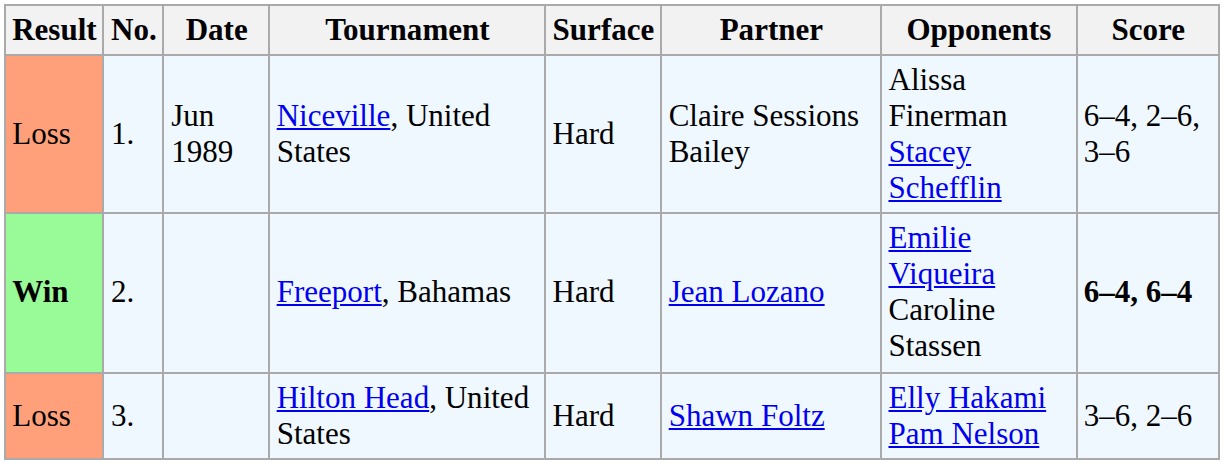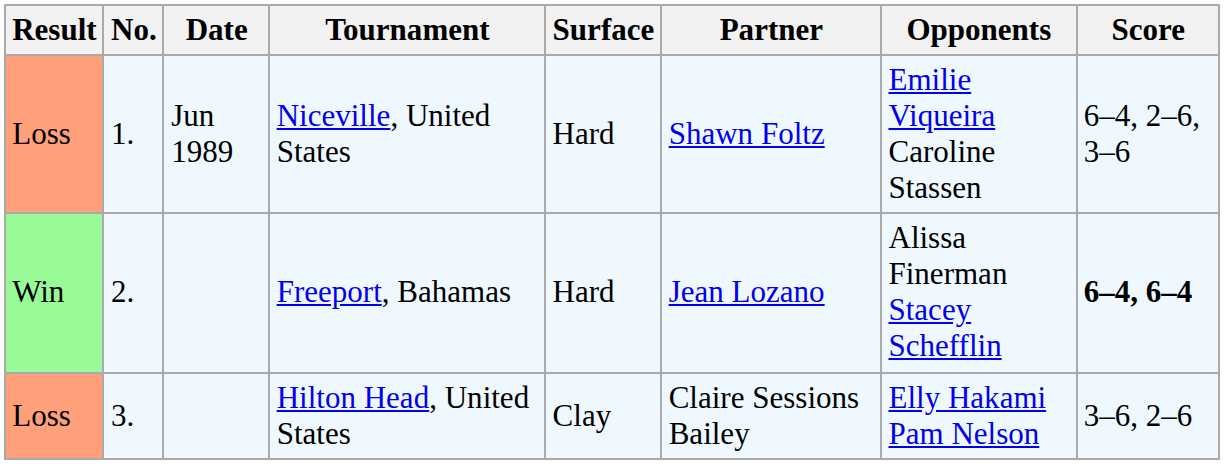(764, 133) Claire Sessions Bailey -> (747, 133) Shawn Foltz
(948, 133) Alissa Finerman Stacey Schefflin -> (942, 133) Emilie Viqueira Caroline Stassen
(40, 291) bold -> (38, 291) normal
(942, 291) Emilie Viqueira Caroline Stassen -> (948, 291) Alissa Finerman Stacey Schefflin
(584, 414) Hard -> (582, 414) Clay
(747, 414) Shawn Foltz -> (764, 414) Claire Sessions Bailey
